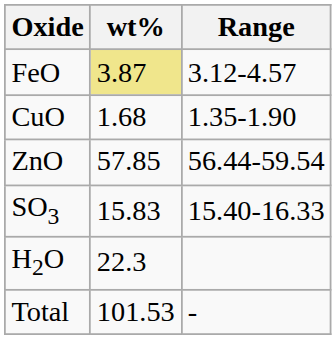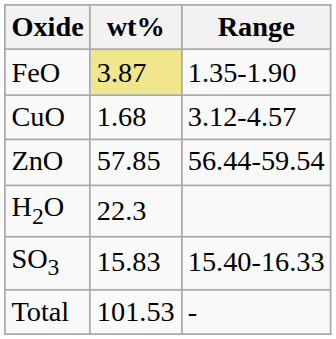(242, 71) 3.12-4.57 -> (242, 71) 1.35-1.90
(242, 116) 1.35-1.90 -> (242, 116) 3.12-4.57
rows swapped: (35, 210) <-> (38, 262)
